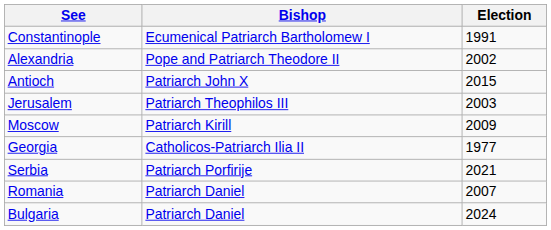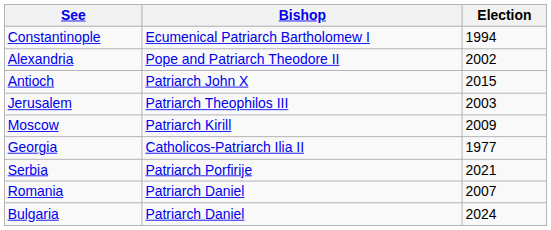(481, 37) 1991 -> (481, 37) 1994
